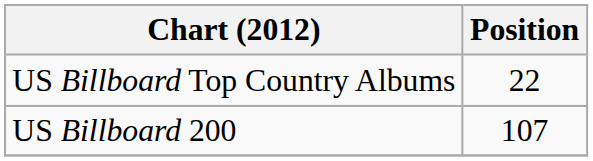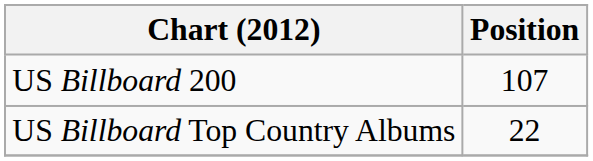rows swapped: (234, 79) <-> (124, 130)
